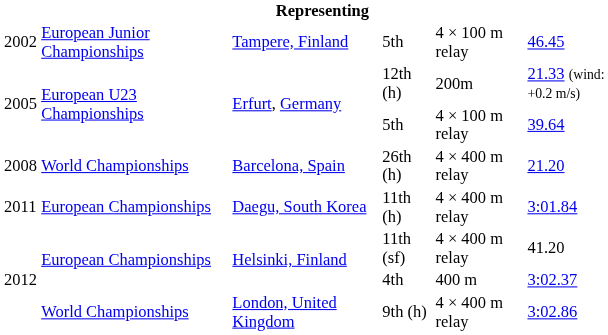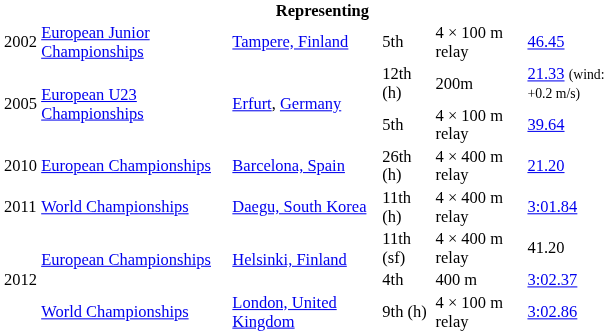(21, 165) 2008 -> (21, 165) 2010
(115, 165) World Championships -> (126, 165) European Championships
(126, 207) European Championships -> (115, 207) World Championships
(469, 312) 4 × 400 m relay -> (469, 312) 4 × 100 m relay
